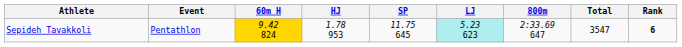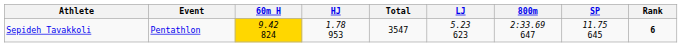columns swapped: (403, 11) <-> (600, 11)
(470, 30) paleturquoise background -> (461, 30) no background
